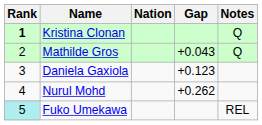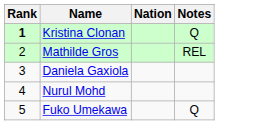- column: (196, 14)
(237, 52) Q -> (194, 52) REL
(22, 110) paleturquoise background -> (22, 110) no background
(237, 110) REL -> (194, 110) Q
